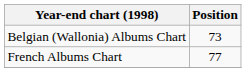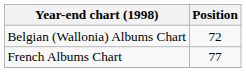(215, 36) 73 -> (215, 36) 72
